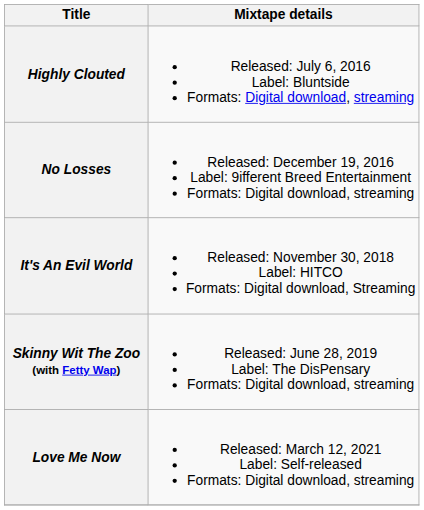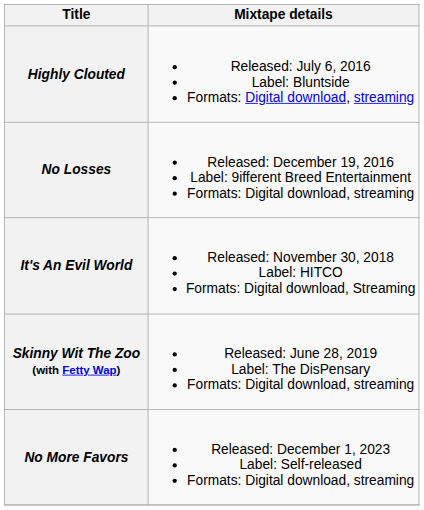- row: (76, 457)
+ row: (76, 457)
